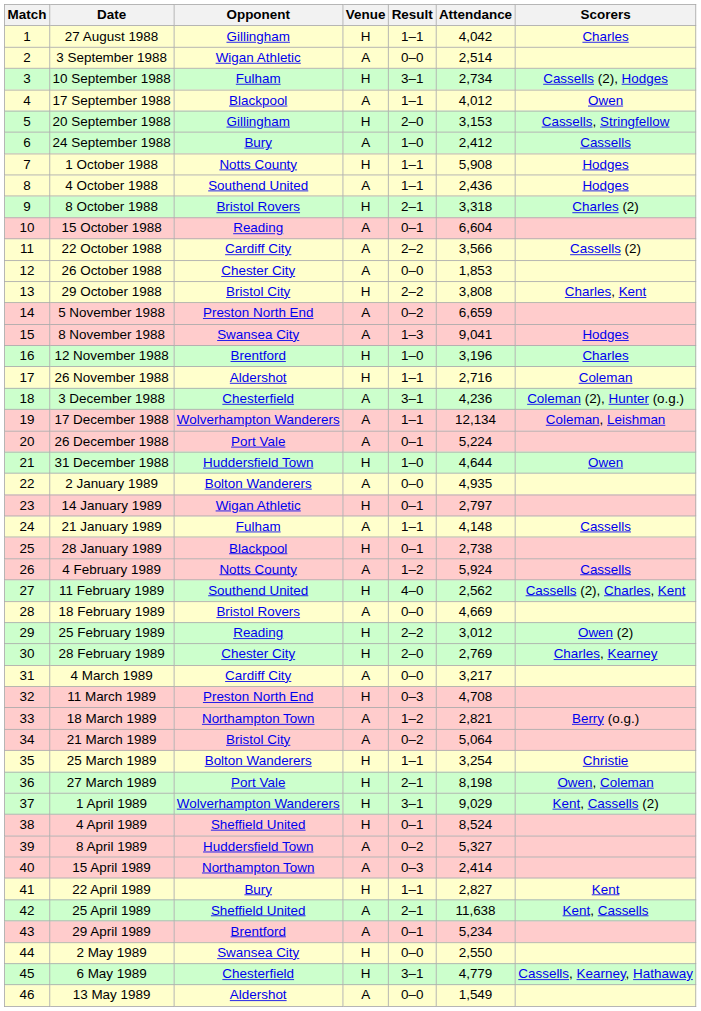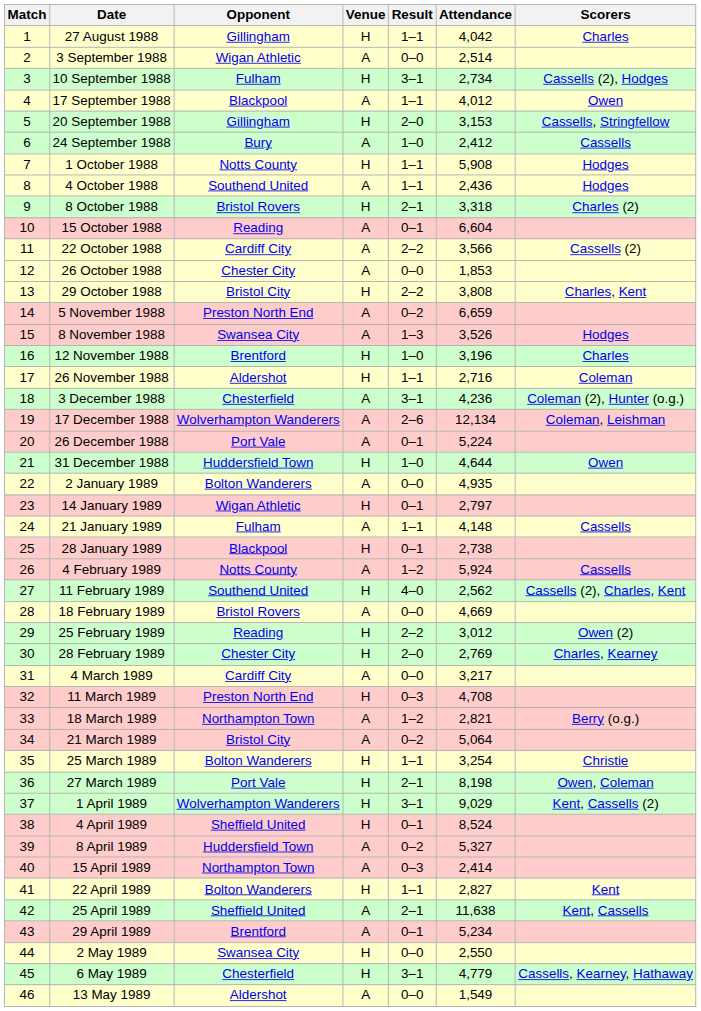(475, 334) 9,041 -> (475, 334) 3,526
(412, 420) 1–1 -> (412, 420) 2–6
(258, 889) Bury -> (258, 889) Bolton Wanderers
